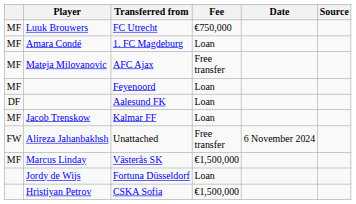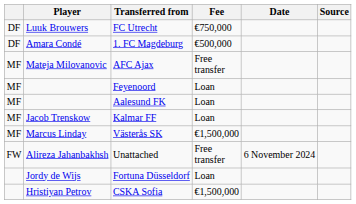(14, 28) MF -> (14, 28) DF
(14, 43) MF -> (14, 43) DF
(205, 43) Loan -> (213, 43) €500,000
(14, 102) DF -> (14, 102) MF
rows swapped: (136, 139) <-> (138, 160)
